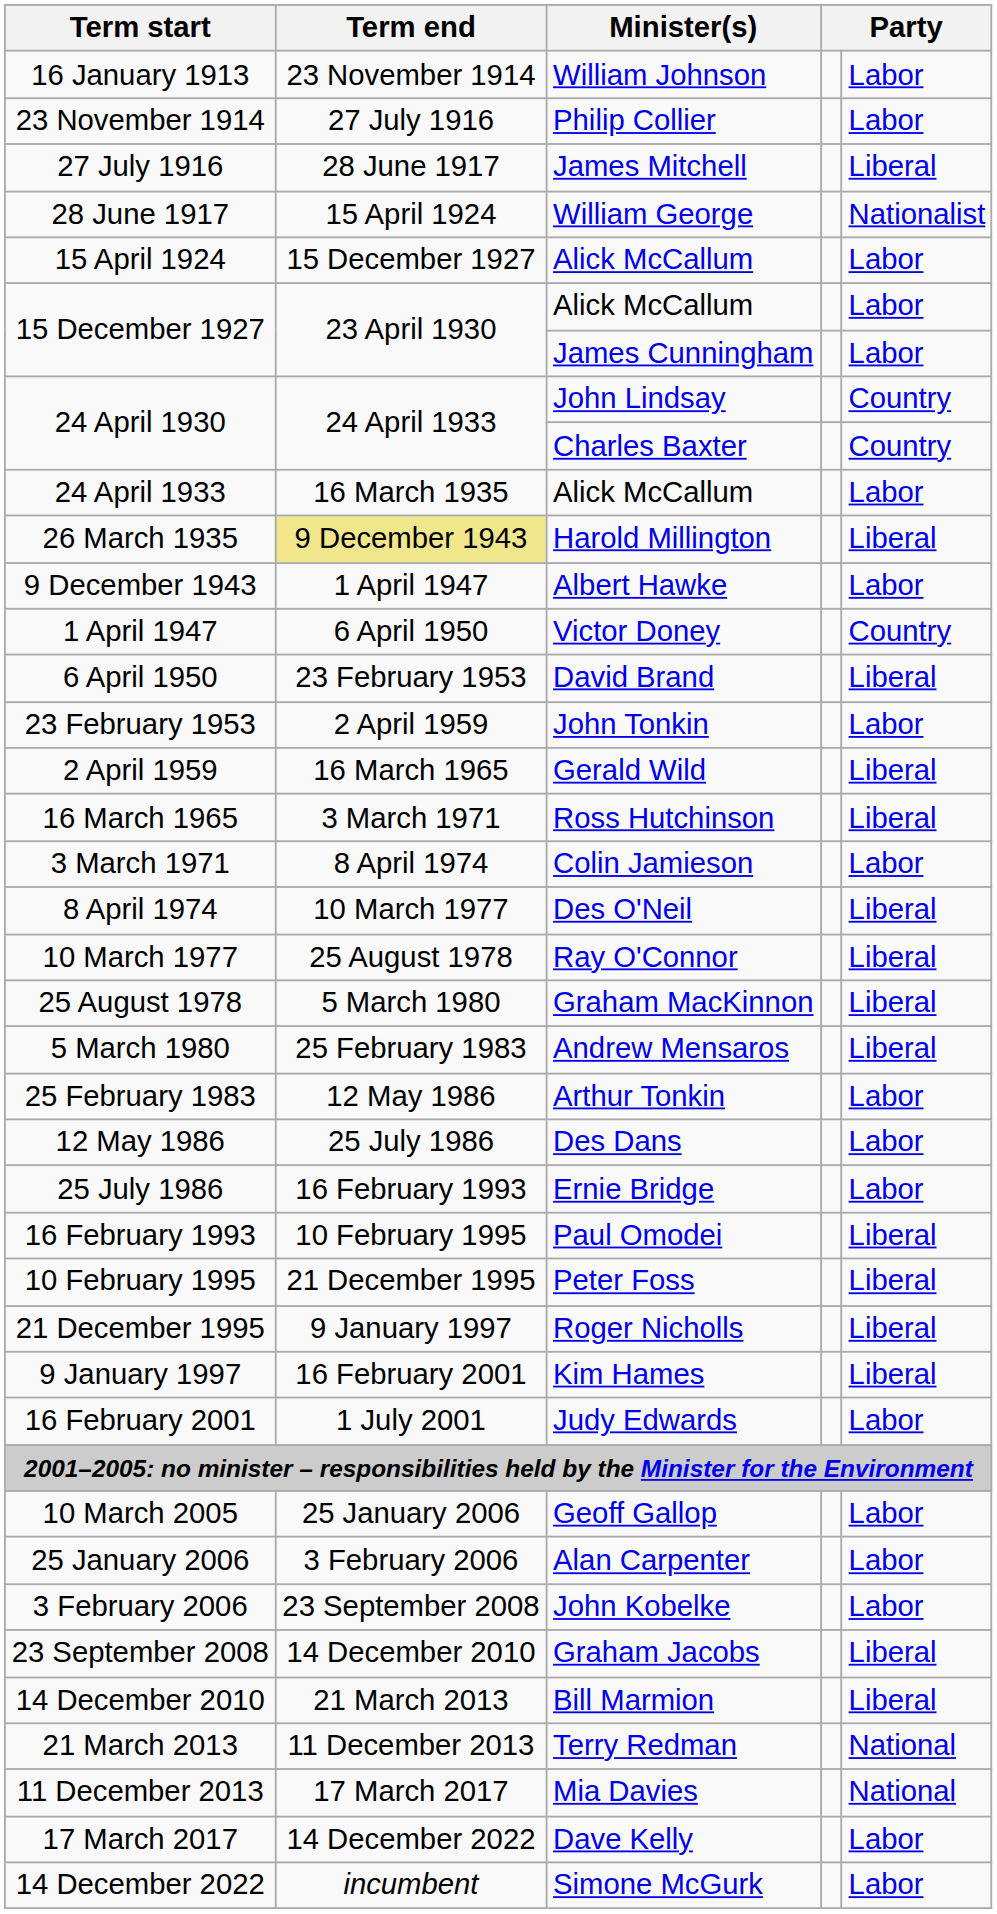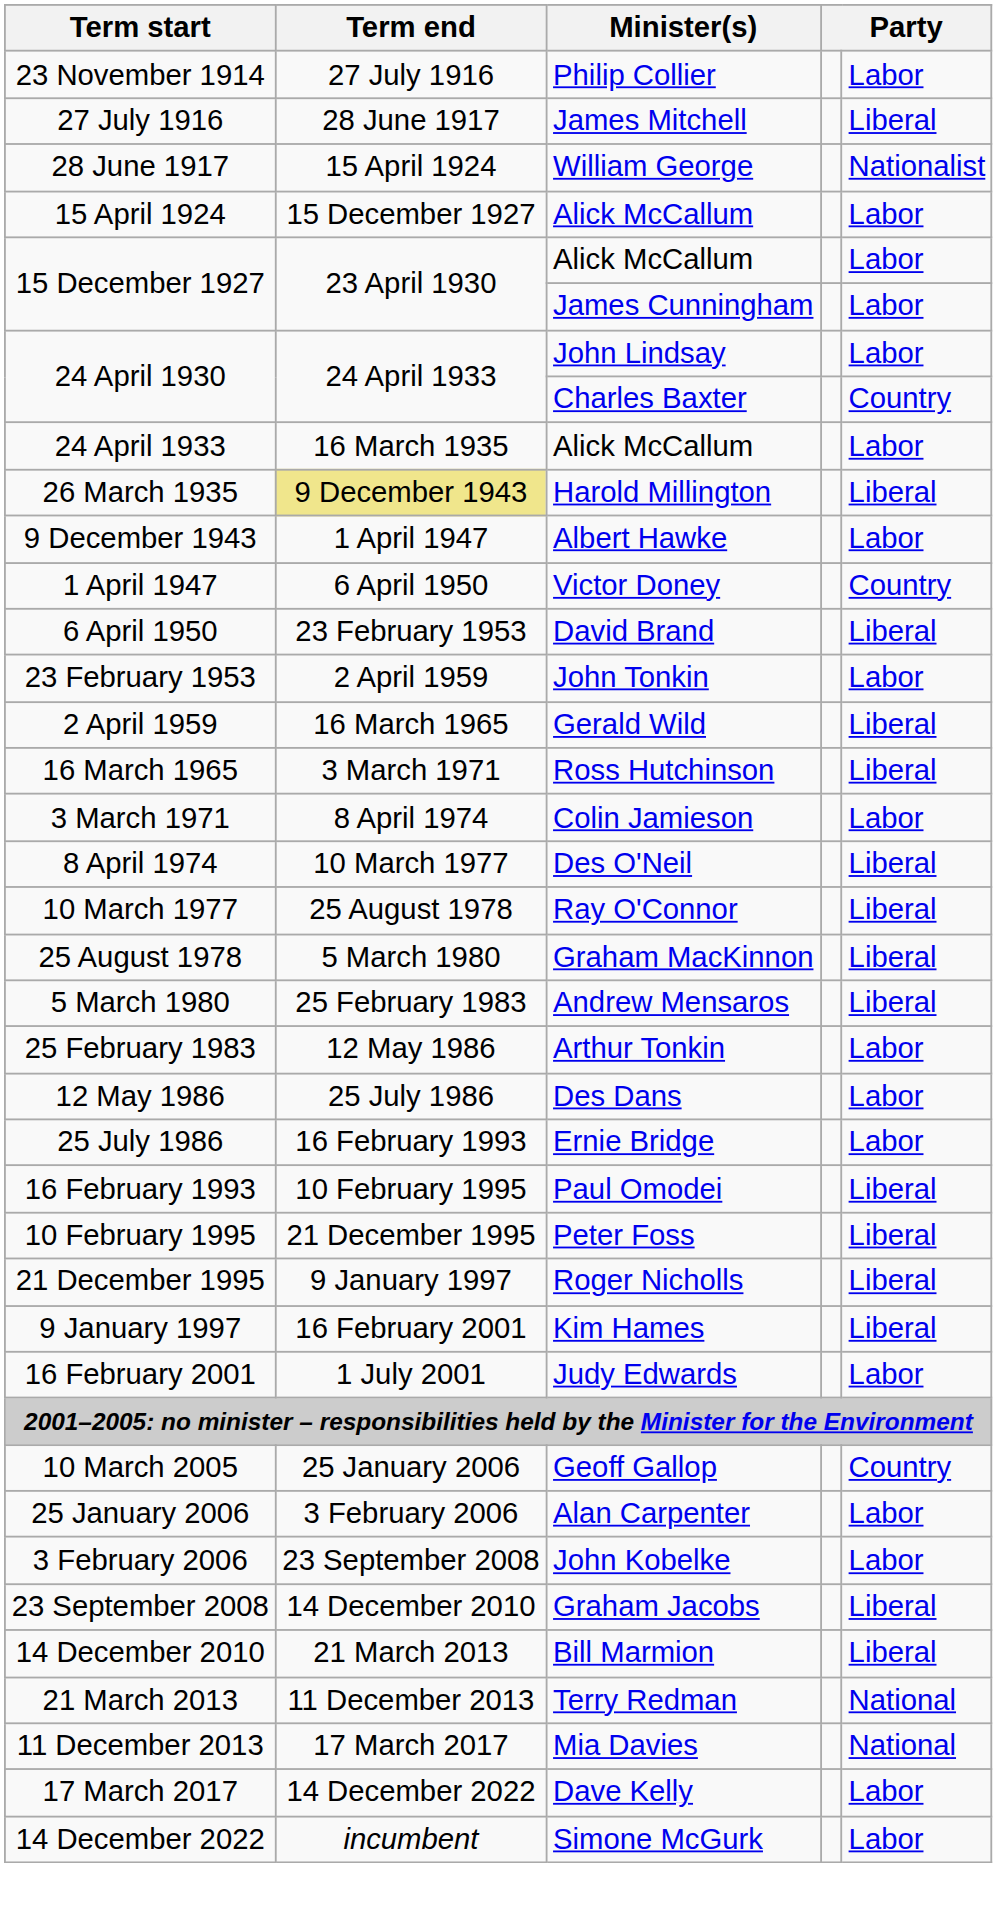- row: (140, 74)
(900, 399) Country -> (886, 352) Labor
(886, 1513) Labor -> (900, 1467) Country
